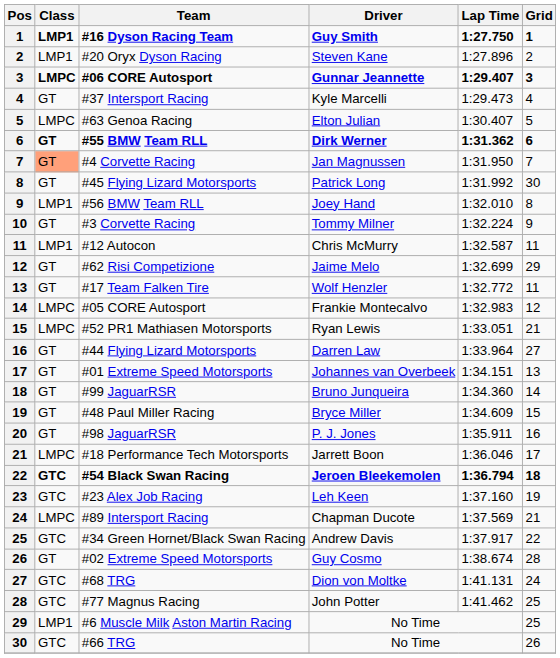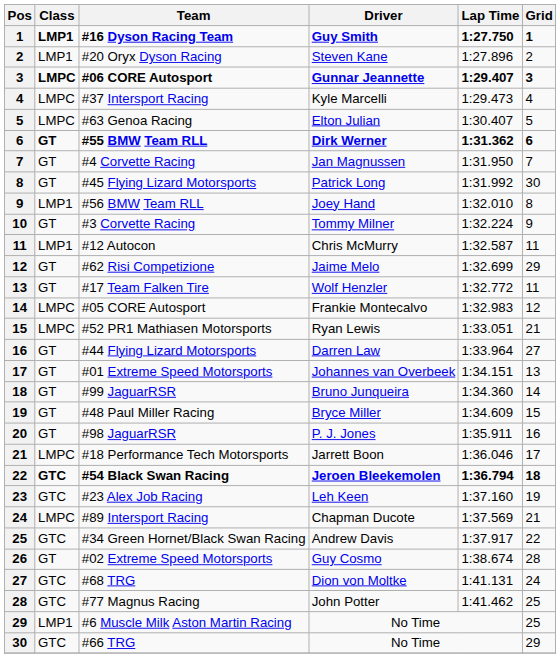(47, 99) GT -> (56, 99) LMPC
(47, 162) lightsalmon background -> (47, 162) no background
(533, 643) 26 -> (533, 643) 29
